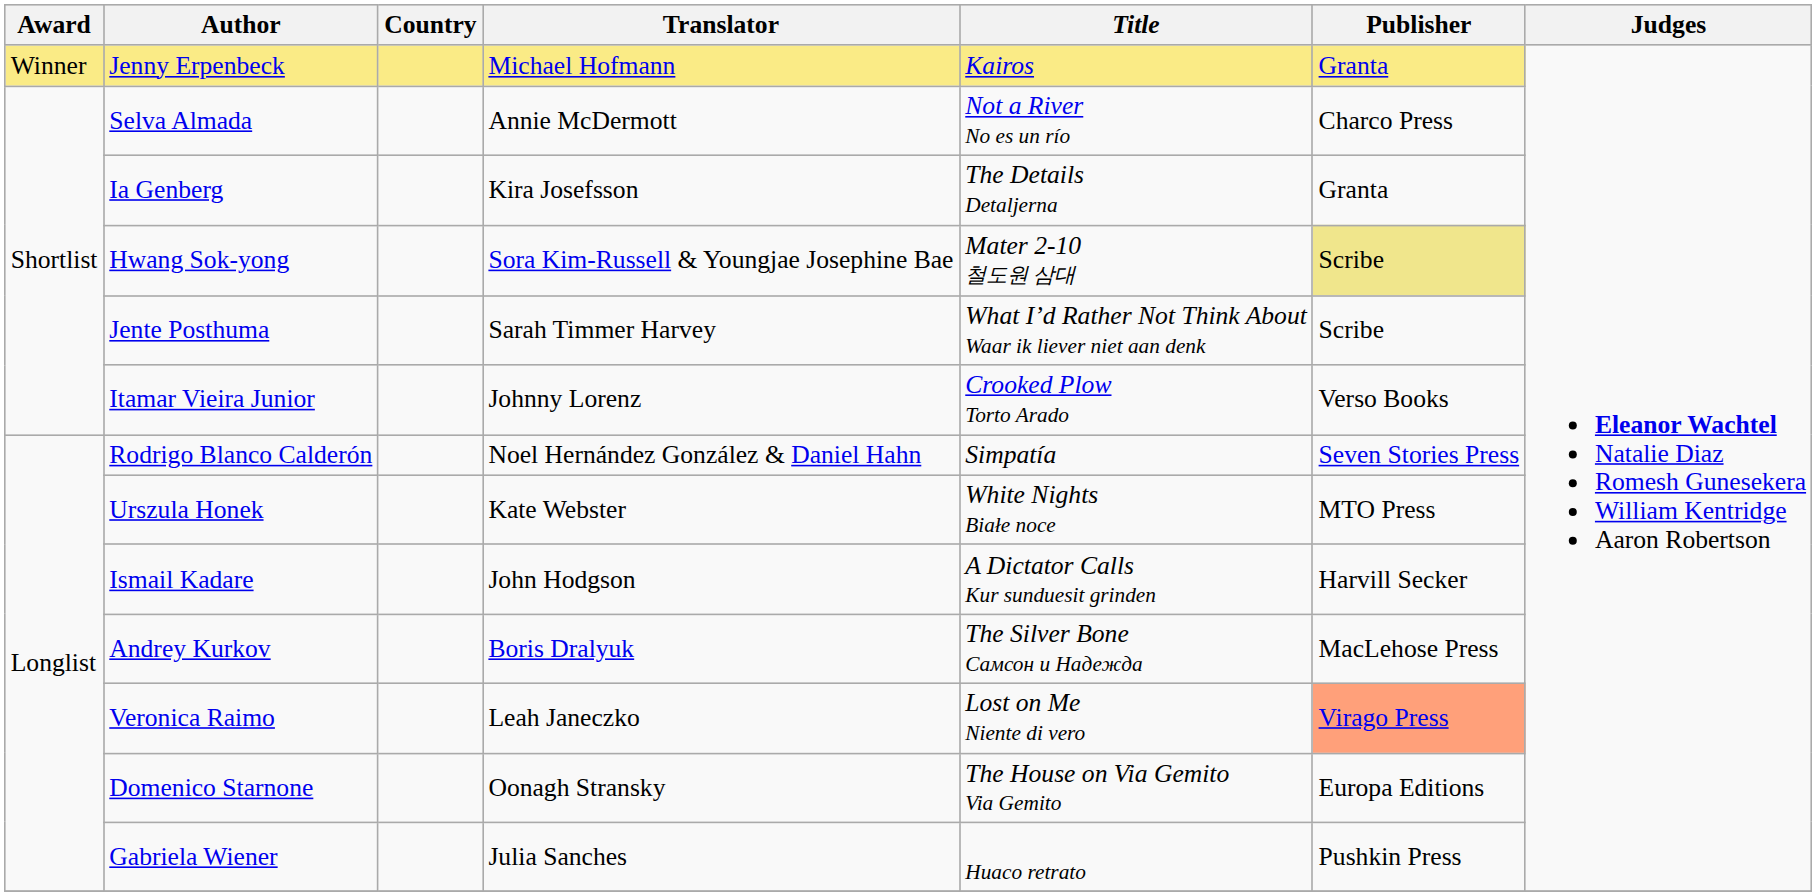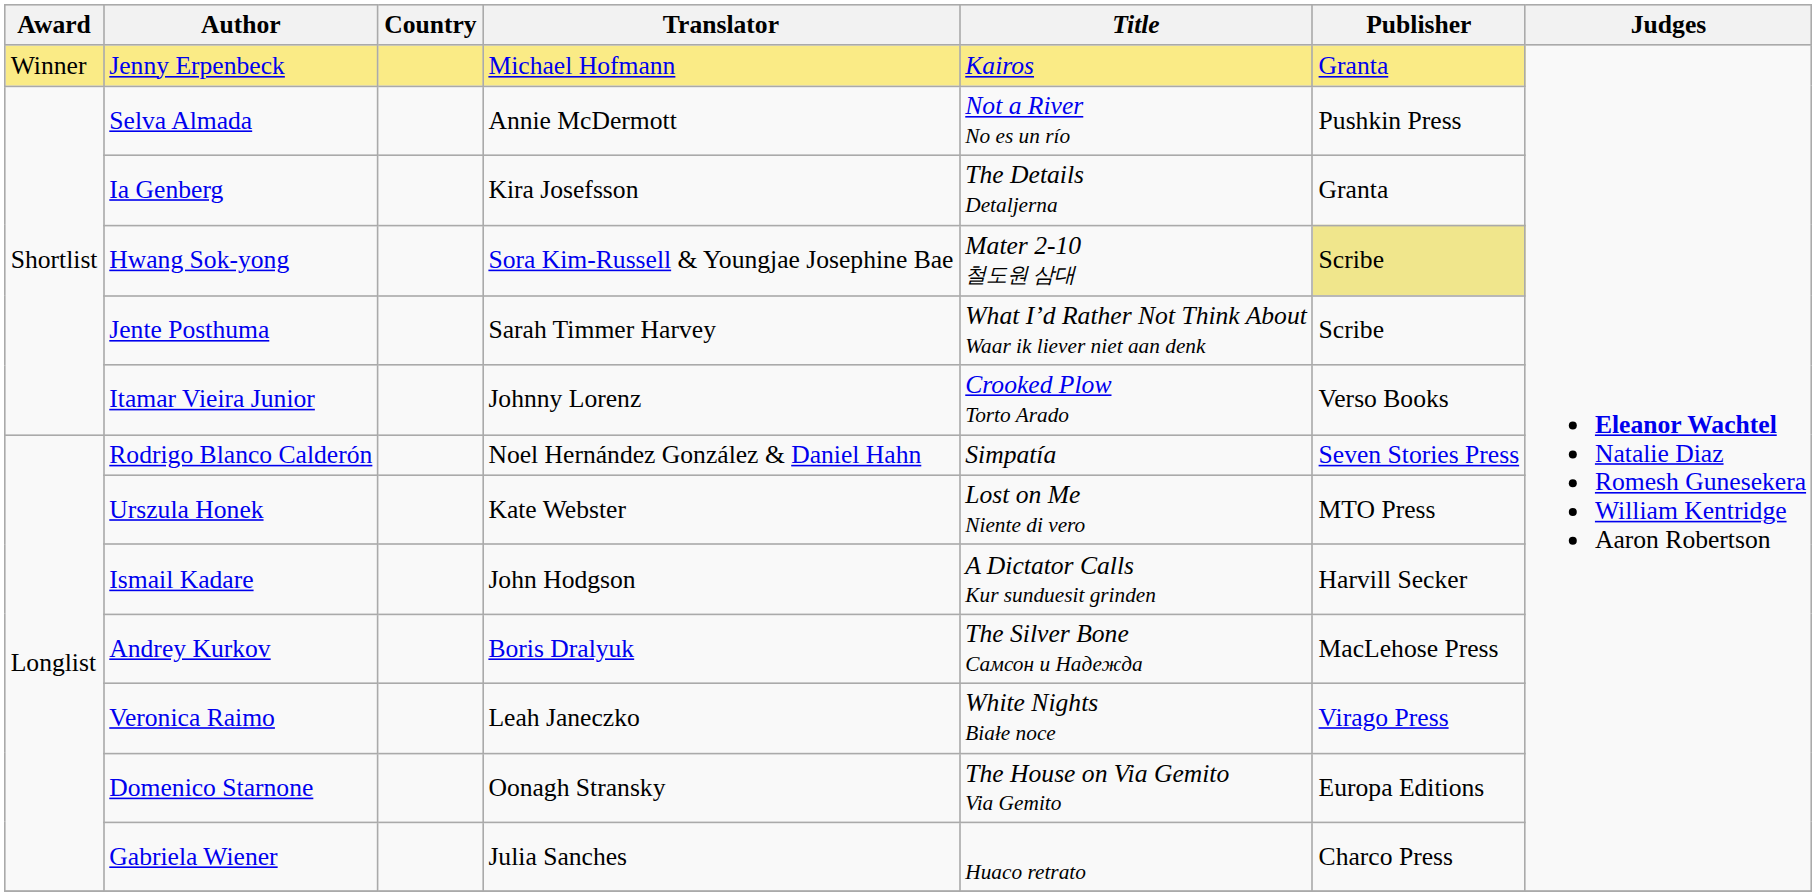(1386, 120) Charco Press -> (1390, 120) Pushkin Press
(1032, 509) White Nights Białe noce -> (1025, 509) Lost on Me Niente di vero
(1025, 717) Lost on Me Niente di vero -> (1032, 717) White Nights Białe noce
(1384, 717) lightsalmon background -> (1384, 717) no background
(1390, 856) Pushkin Press -> (1386, 856) Charco Press
